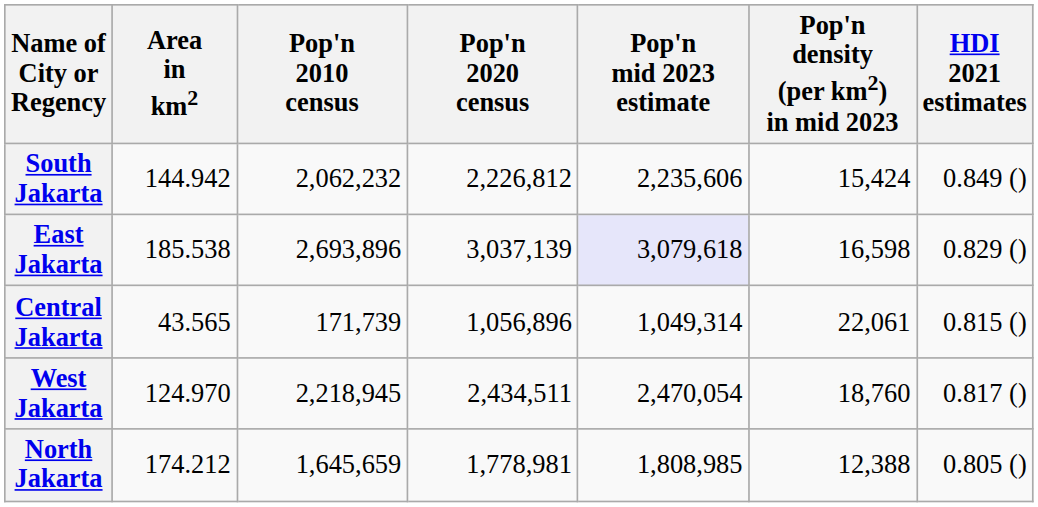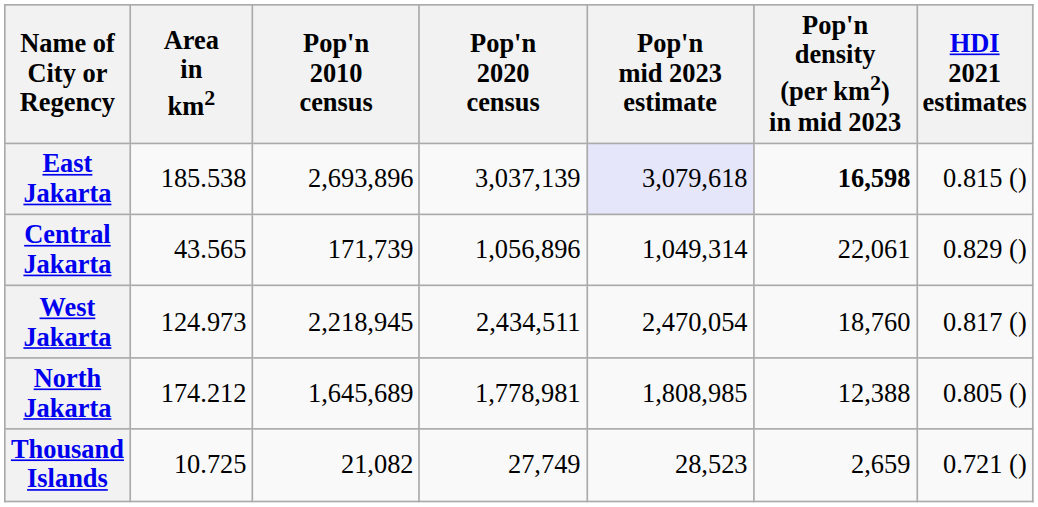- row: (59, 178)
(874, 249) normal -> (874, 178) bold
(985, 249) 0.829 () -> (985, 178) 0.815 ()
(985, 321) 0.815 () -> (985, 249) 0.829 ()
(188, 393) 124.970 -> (204, 321) 124.973
(348, 464) 1,645,659 -> (361, 393) 1,645,689
+ row: (67, 464)
